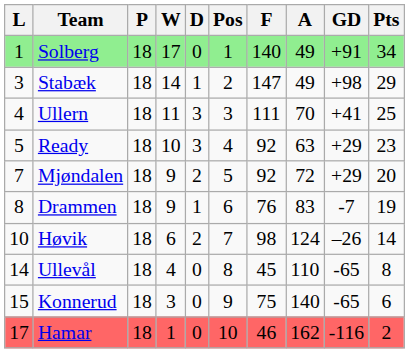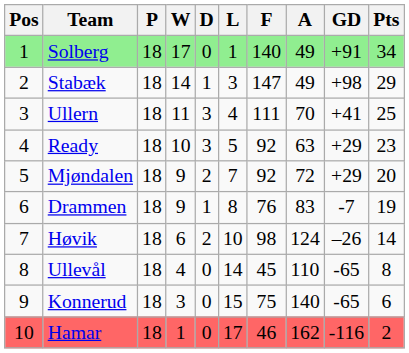columns swapped: (228, 20) <-> (19, 20)
